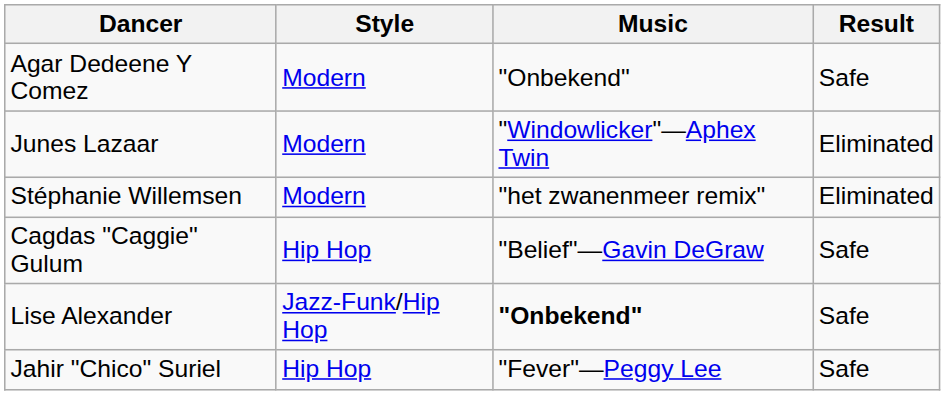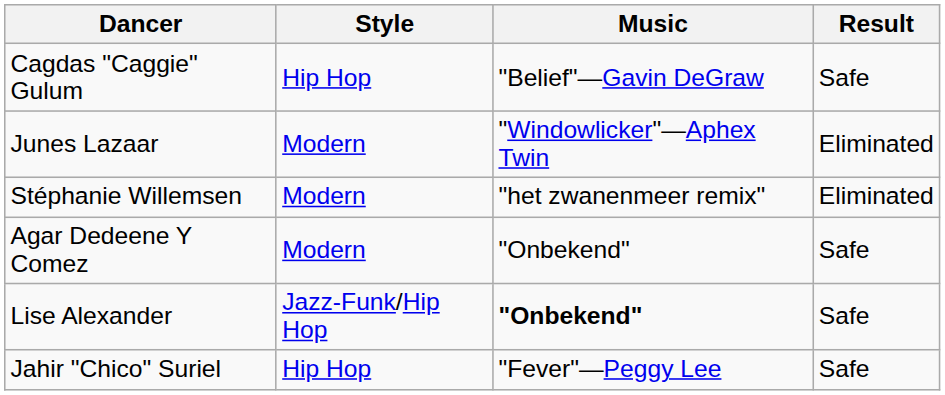rows swapped: (101, 76) <-> (104, 249)
